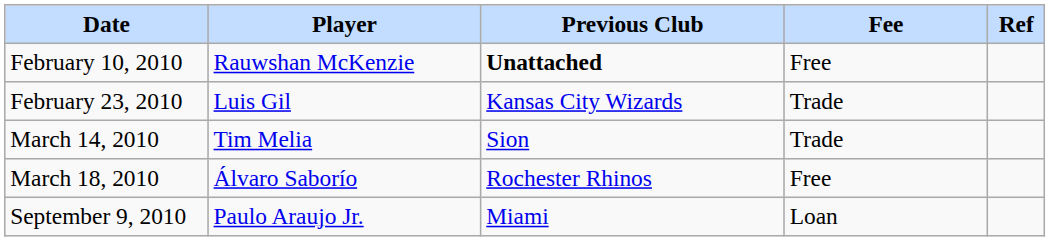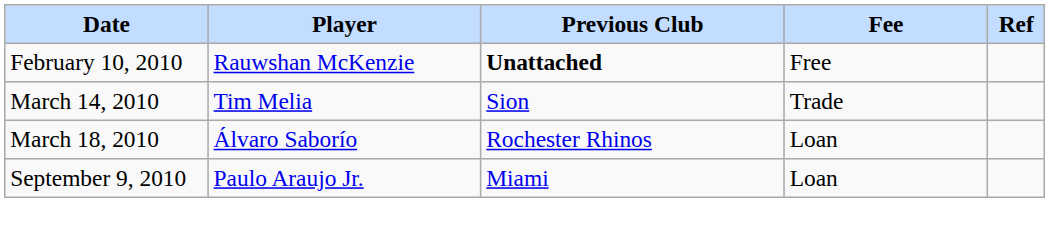- row: (96, 101)
(811, 178) Free -> (814, 139) Loan
